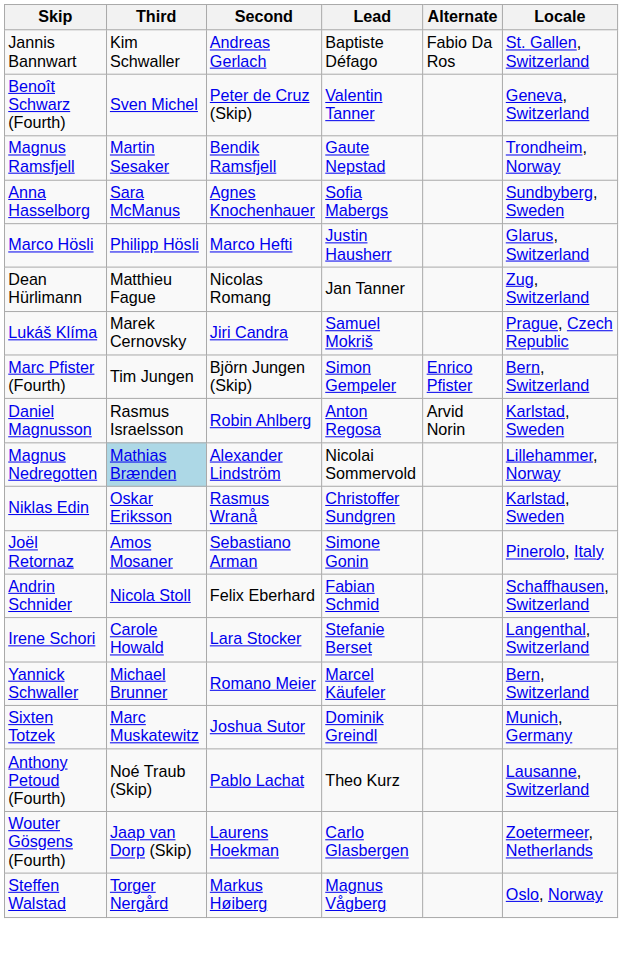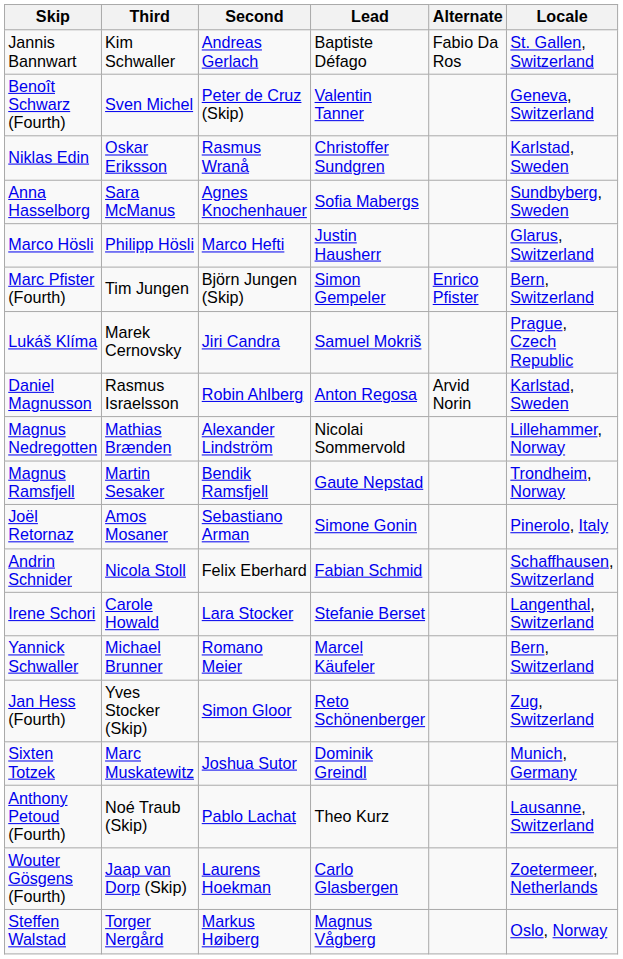rows swapped: (49, 508) <-> (41, 157)
- row: (45, 289)
rows swapped: (51, 376) <-> (53, 333)
(143, 464) lightblue background -> (138, 438) no background
+ row: (42, 710)
